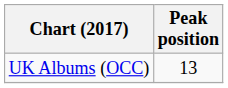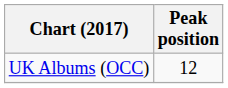(188, 67) 13 -> (188, 67) 12
